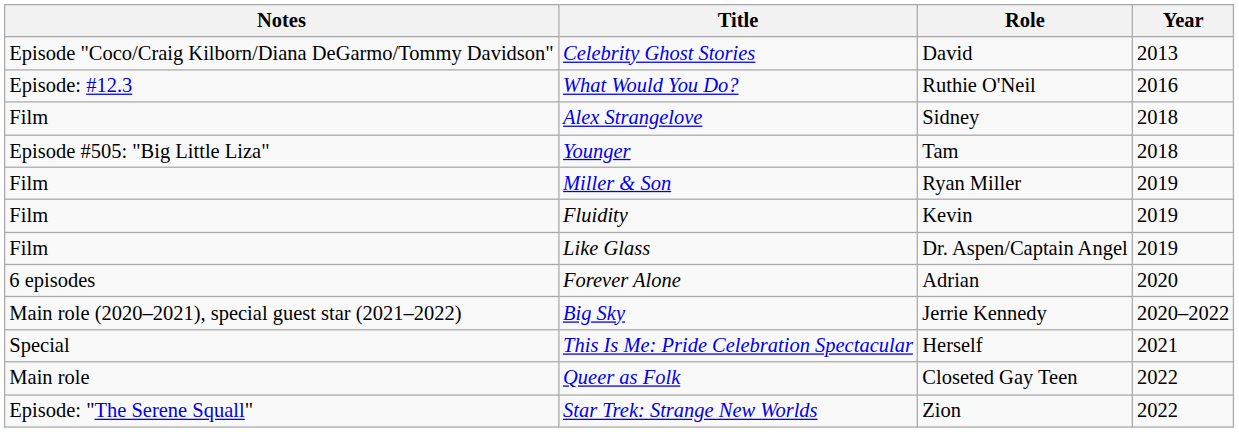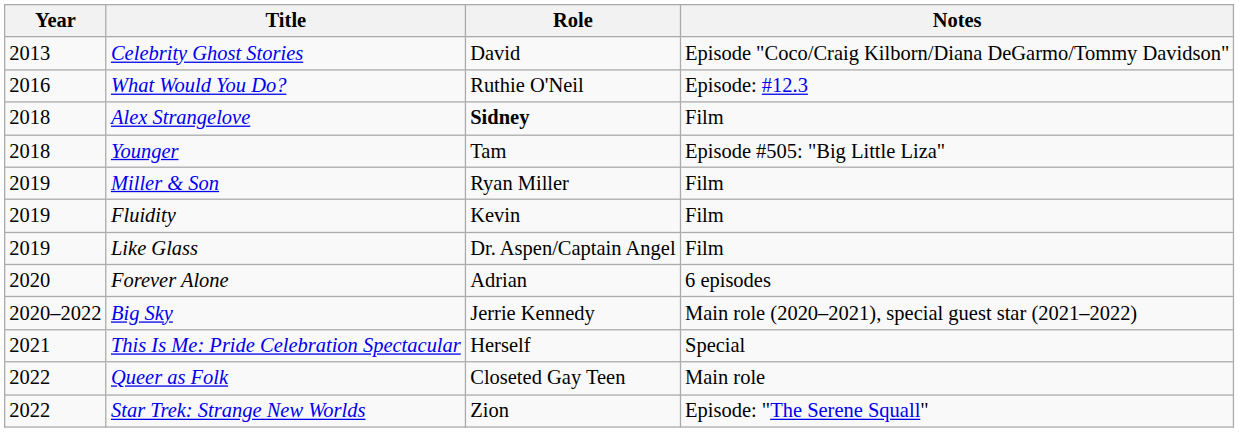columns swapped: (1183, 20) <-> (281, 20)
(951, 118) normal -> (500, 118) bold
